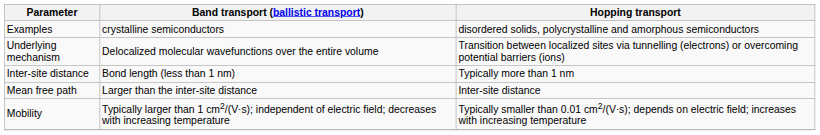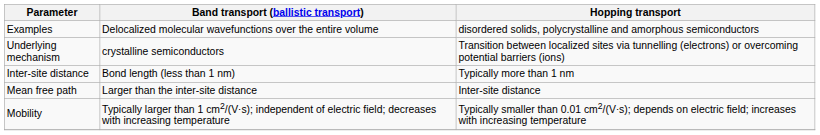(163, 29) crystalline semiconductors -> (240, 29) Delocalized molecular wavefunctions over the entire volume
(240, 51) Delocalized molecular wavefunctions over the entire volume -> (163, 51) crystalline semiconductors
